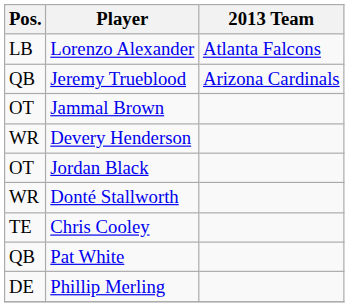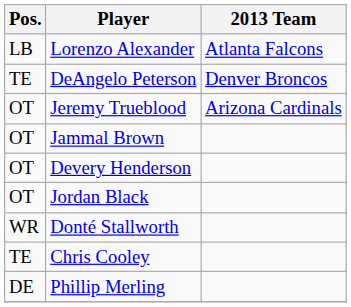+ row: (123, 78)
(22, 78) QB -> (21, 108) OT
(24, 138) WR -> (21, 167) OT
- row: (87, 256)
